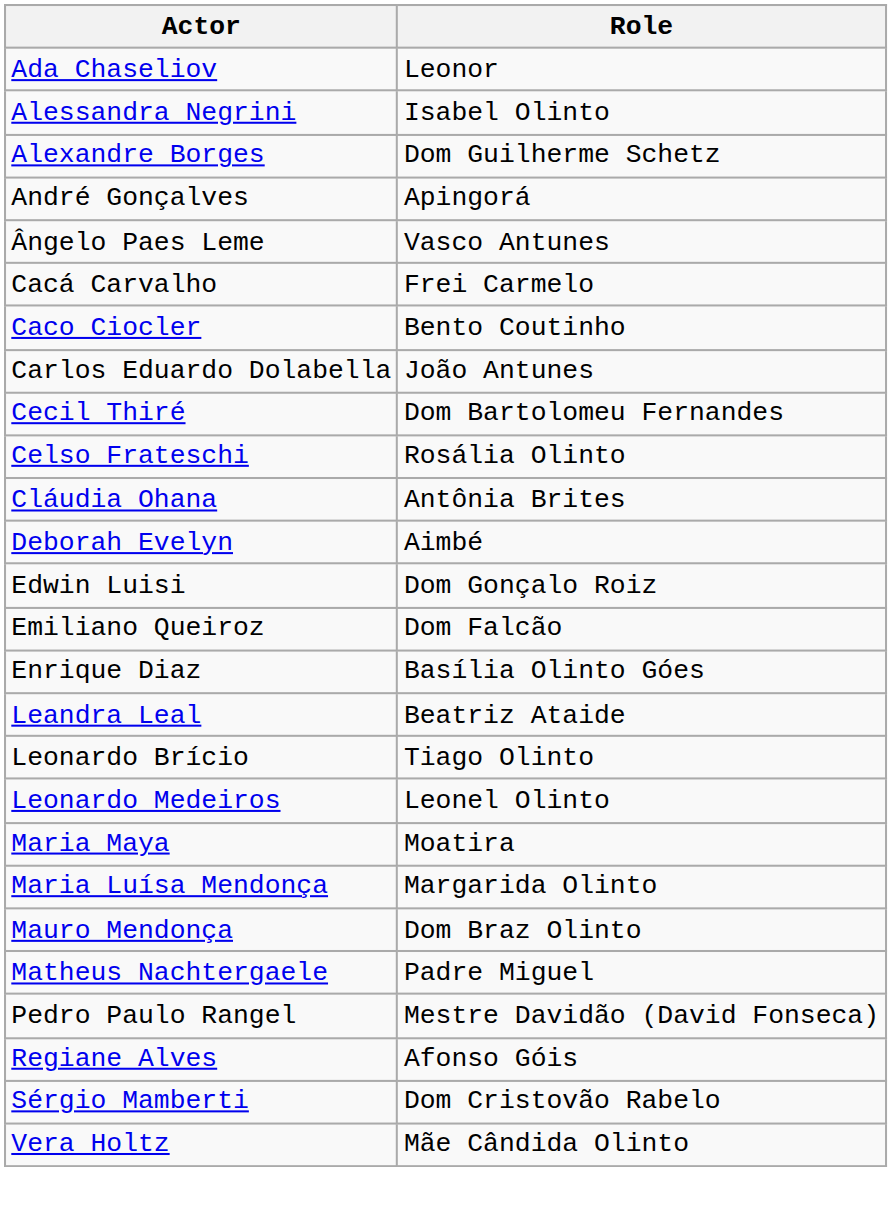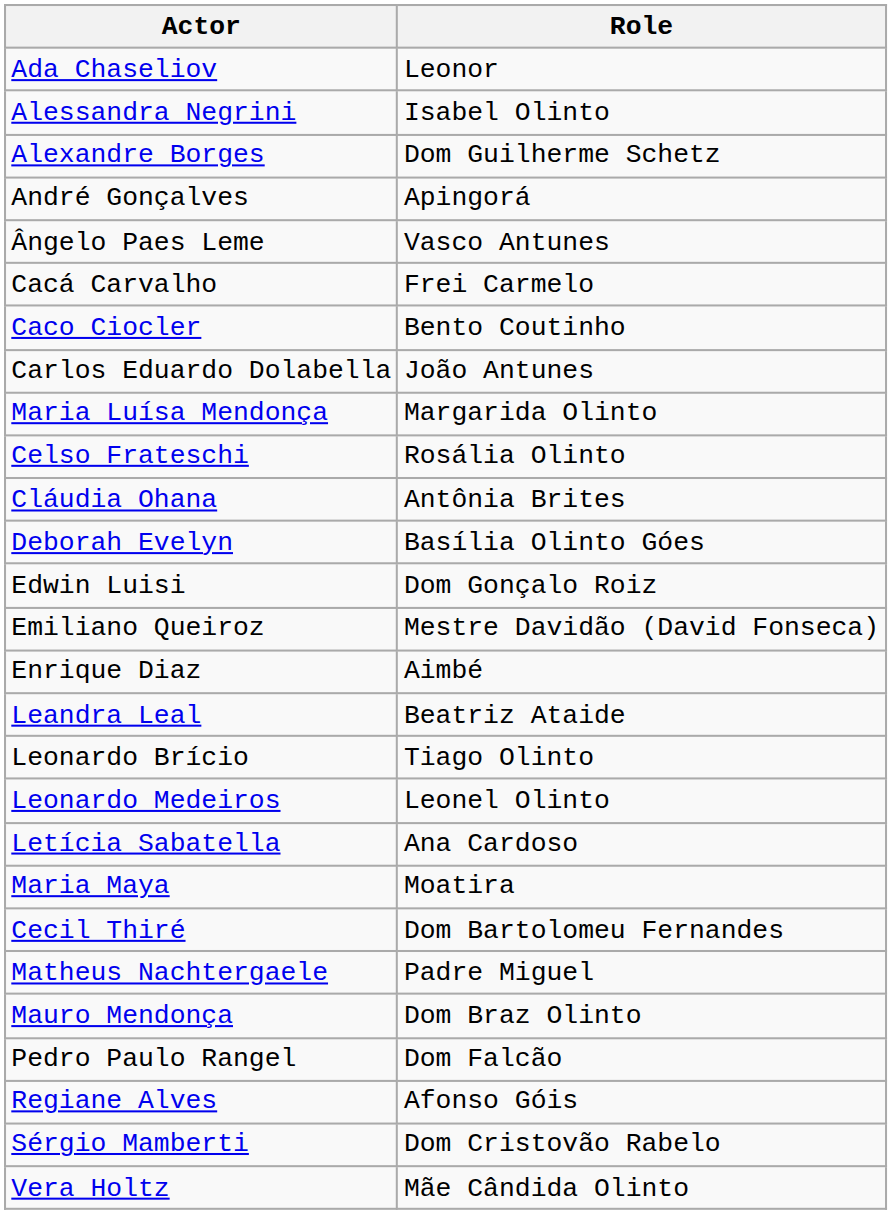rows swapped: (98, 414) <-> (170, 887)
(444, 543) Aimbé -> (554, 543) Basília Olinto Góes
(483, 629) Dom Falcão -> (641, 629) Mestre Davidão (David Fonseca)
(554, 672) Basília Olinto Góes -> (444, 672) Aimbé
+ row: (146, 844)
rows swapped: (170, 973) <-> (122, 930)
(641, 1016) Mestre Davidão (David Fonseca) -> (483, 1059) Dom Falcão
